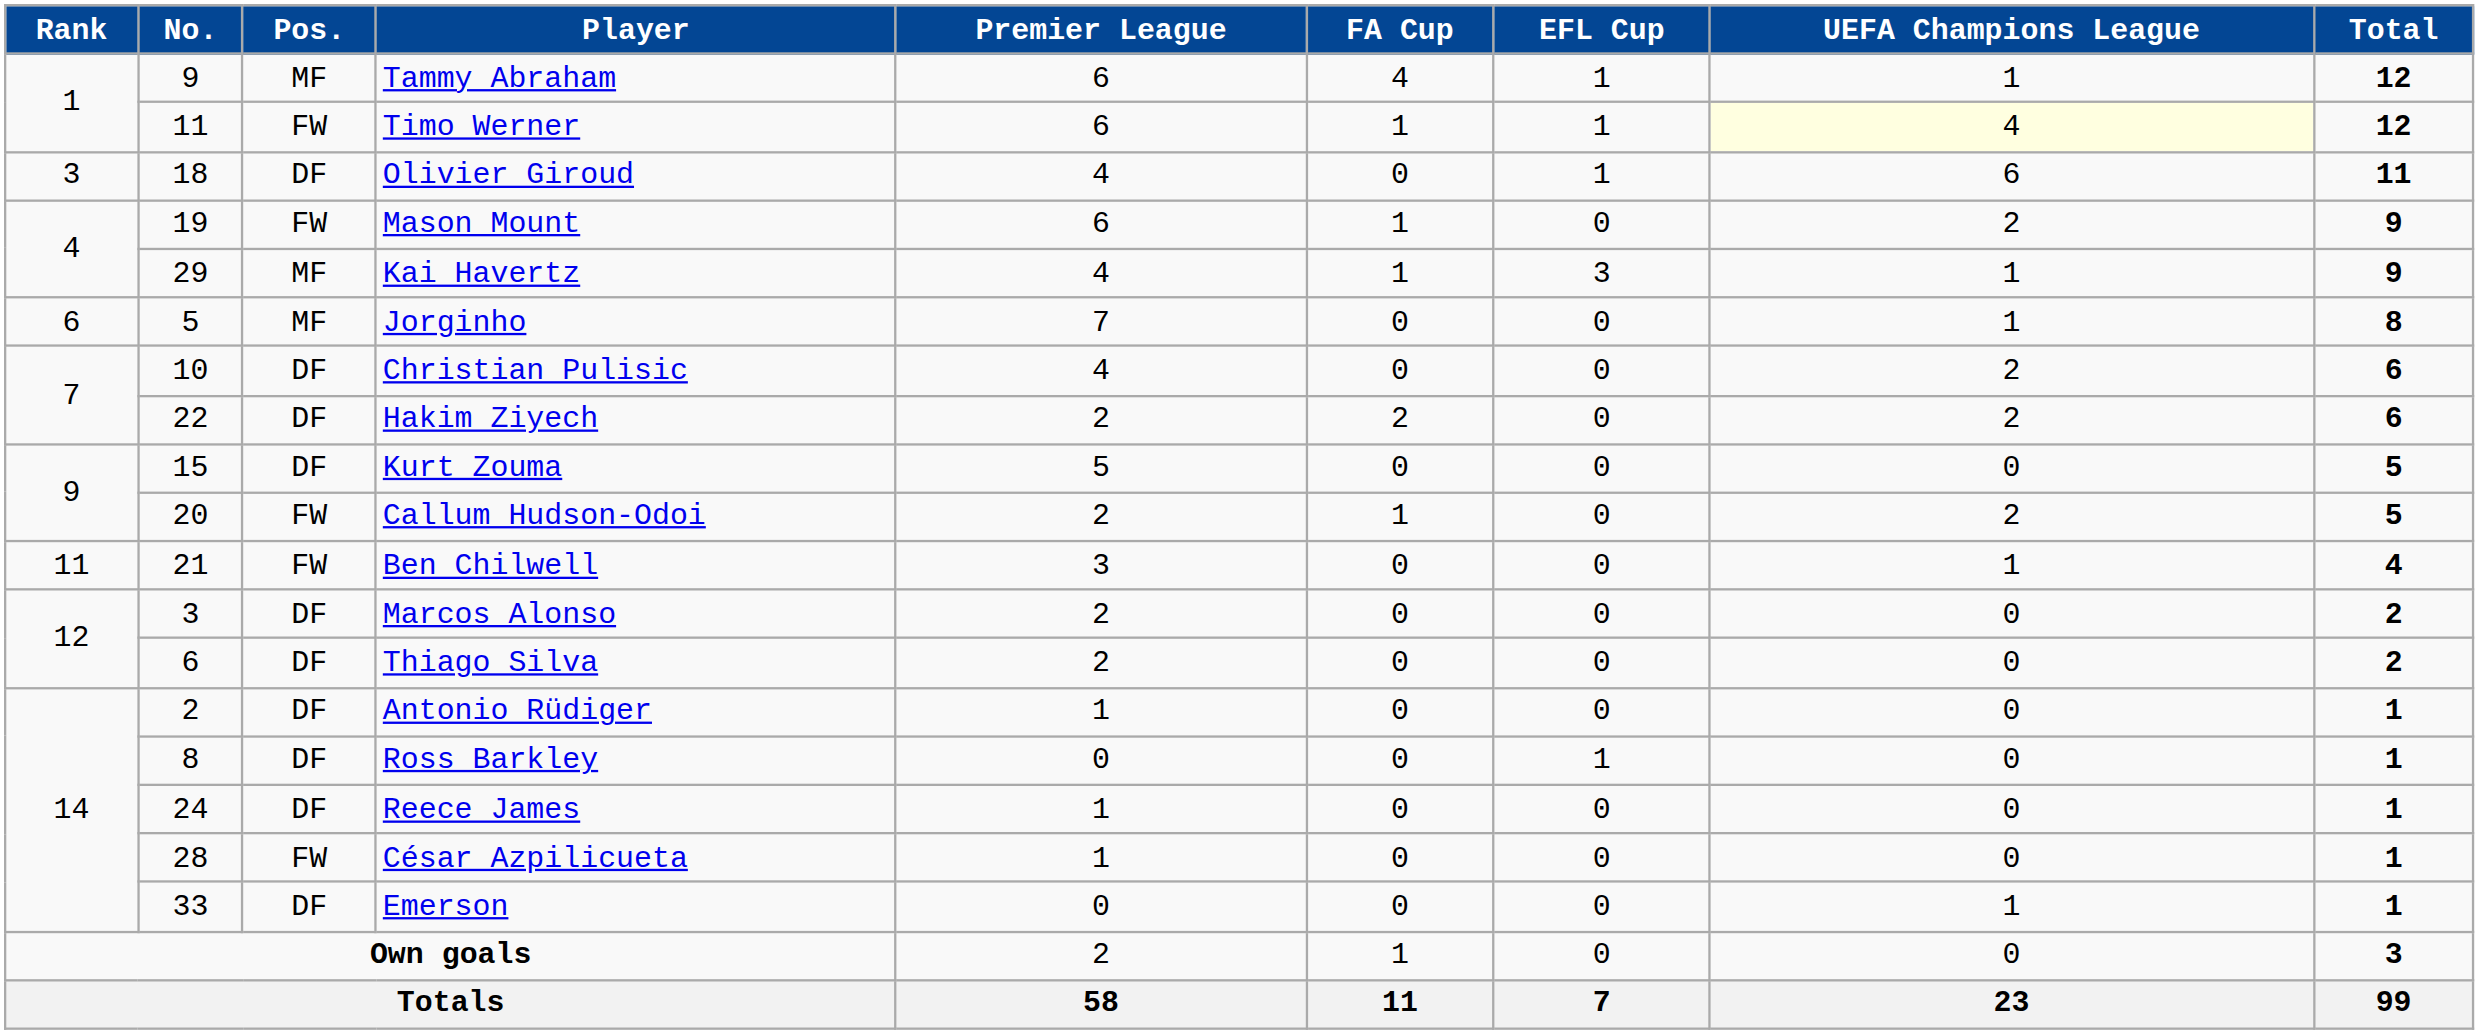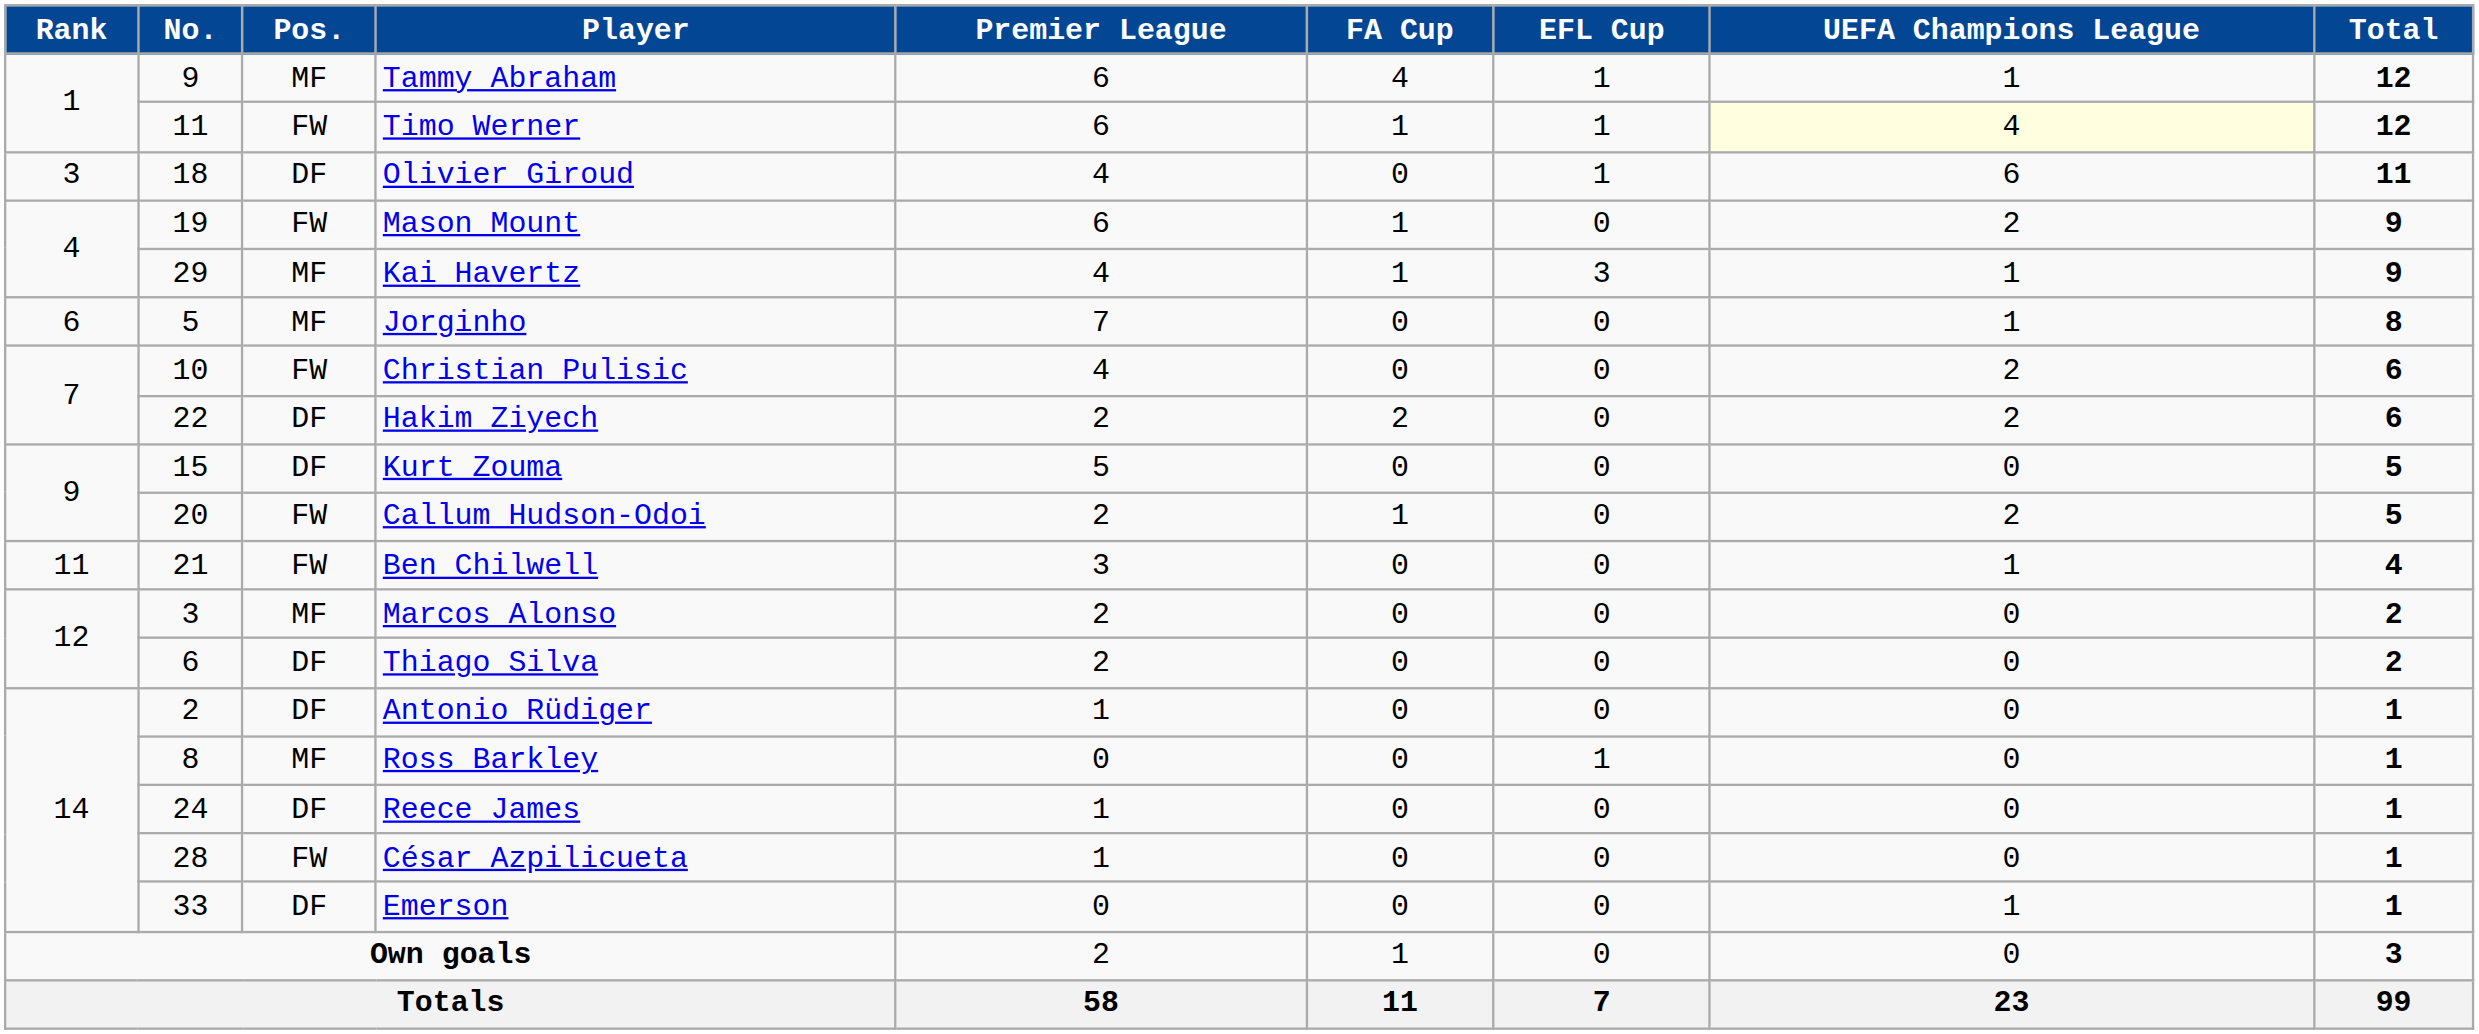(309, 371) DF -> (309, 371) FW
(309, 614) DF -> (309, 614) MF
(309, 760) DF -> (309, 760) MF
